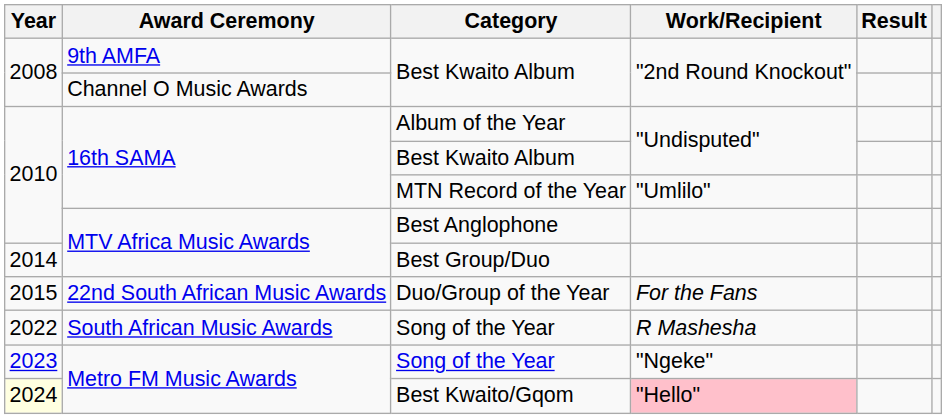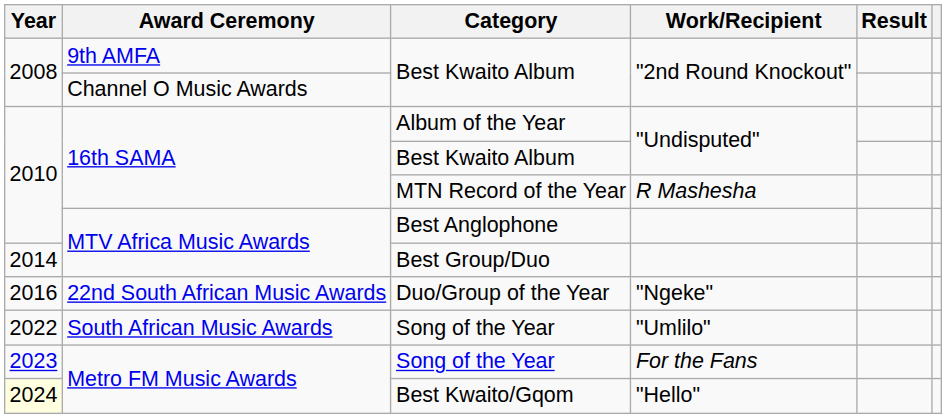(673, 191) "Umlilo" -> (696, 191) R Mashesha
(33, 293) 2015 -> (33, 293) 2016
(697, 293) For the Fans -> (675, 293) "Ngeke"
(696, 327) R Mashesha -> (673, 327) "Umlilo"
(675, 361) "Ngeke" -> (697, 361) For the Fans
(668, 395) pink background -> (668, 395) no background
